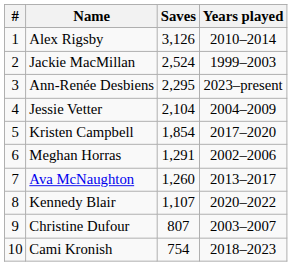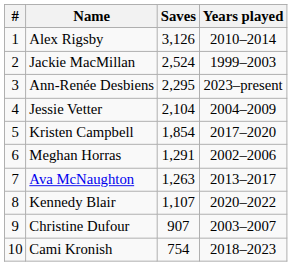(178, 179) 1,260 -> (178, 179) 1,263
(178, 226) 807 -> (178, 226) 907
